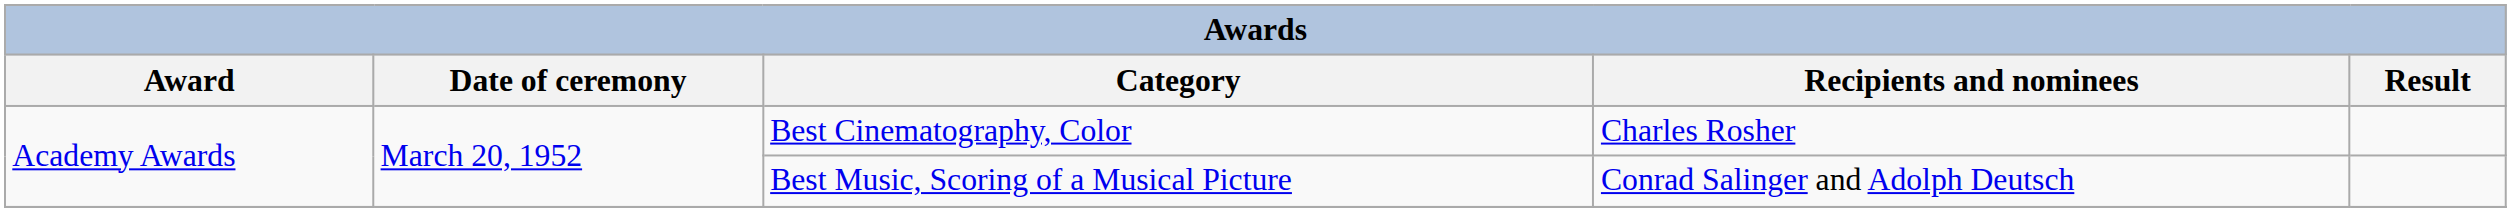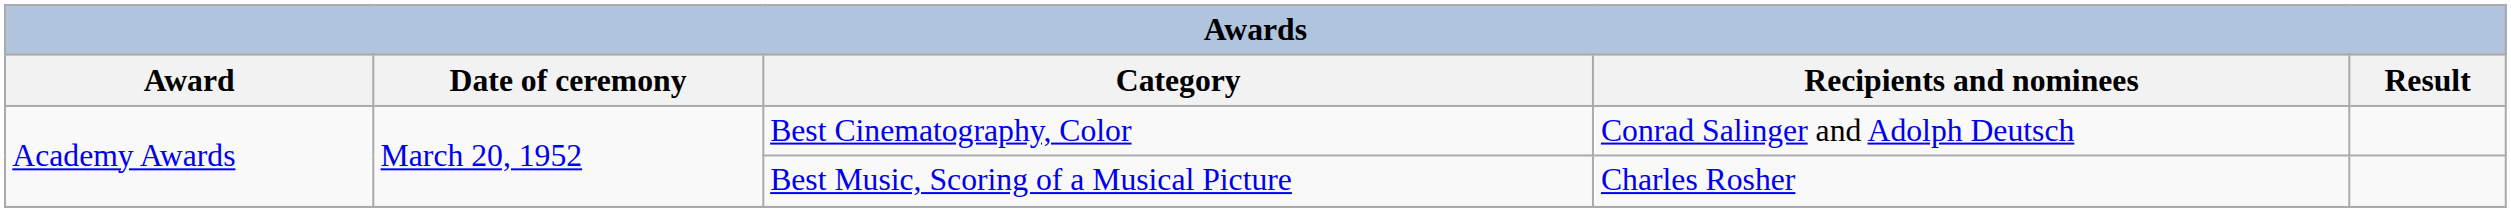(1698, 130) Charles Rosher -> (1838, 130) Conrad Salinger and Adolph Deutsch
(1838, 180) Conrad Salinger and Adolph Deutsch -> (1698, 180) Charles Rosher
